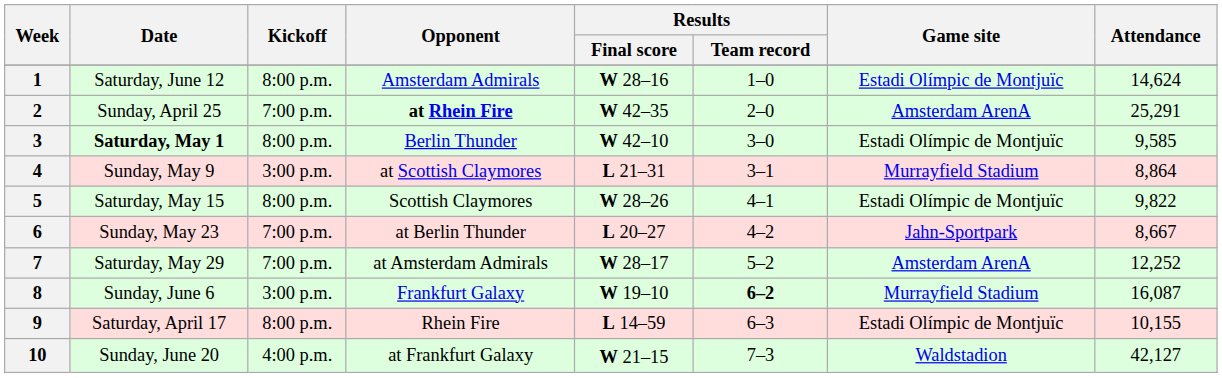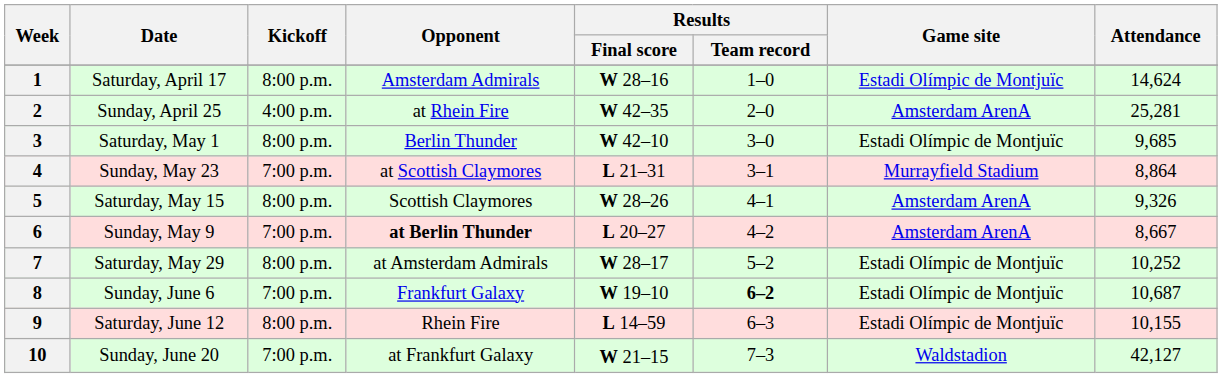(159, 80) Saturday, June 12 -> (159, 80) Saturday, April 17
(297, 110) 7:00 p.m. -> (297, 110) 4:00 p.m.
(461, 110) bold -> (461, 110) normal
(1156, 110) 25,291 -> (1156, 110) 25,281
(159, 141) bold -> (159, 141) normal
(1156, 141) 9,585 -> (1156, 141) 9,685
(159, 171) Sunday, May 9 -> (159, 171) Sunday, May 23
(297, 171) 3:00 p.m. -> (297, 171) 7:00 p.m.
(961, 201) Estadi Olímpic de Montjuïc -> (961, 201) Amsterdam ArenA
(1156, 201) 9,822 -> (1156, 201) 9,326
(159, 232) Sunday, May 23 -> (159, 232) Sunday, May 9
(461, 232) normal -> (461, 232) bold
(961, 232) Jahn-Sportpark -> (961, 232) Amsterdam ArenA
(297, 262) 7:00 p.m. -> (297, 262) 8:00 p.m.
(961, 262) Amsterdam ArenA -> (961, 262) Estadi Olímpic de Montjuïc
(1156, 262) 12,252 -> (1156, 262) 10,252
(297, 292) 3:00 p.m. -> (297, 292) 7:00 p.m.
(961, 292) Murrayfield Stadium -> (961, 292) Estadi Olímpic de Montjuïc
(1156, 292) 16,087 -> (1156, 292) 10,687
(159, 323) Saturday, April 17 -> (159, 323) Saturday, June 12
(297, 355) 4:00 p.m. -> (297, 355) 7:00 p.m.
